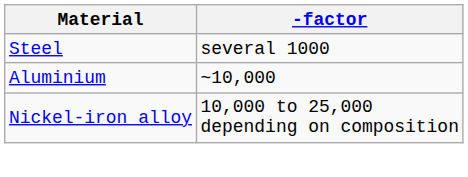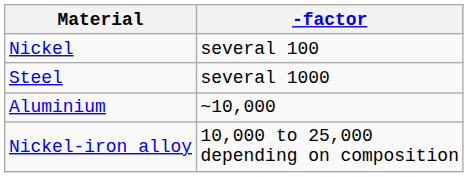+ row: (41, 49)
